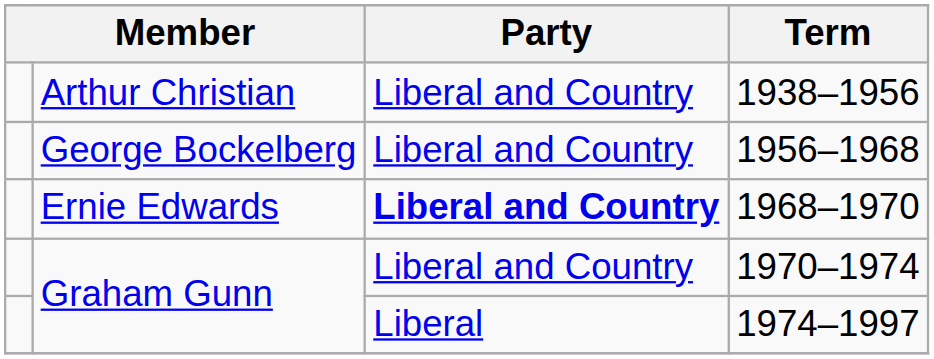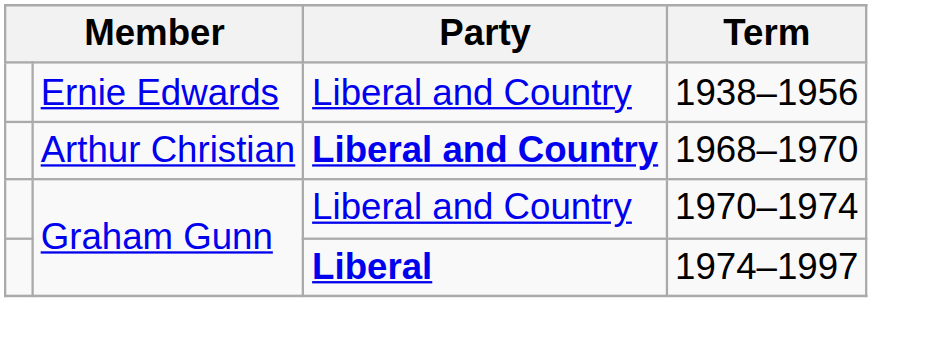(168, 91) Arthur Christian -> (160, 91) Ernie Edwards
- row: (828, 149)
(160, 207) Ernie Edwards -> (168, 149) Arthur Christian
(428, 324) normal -> (372, 265) bold
